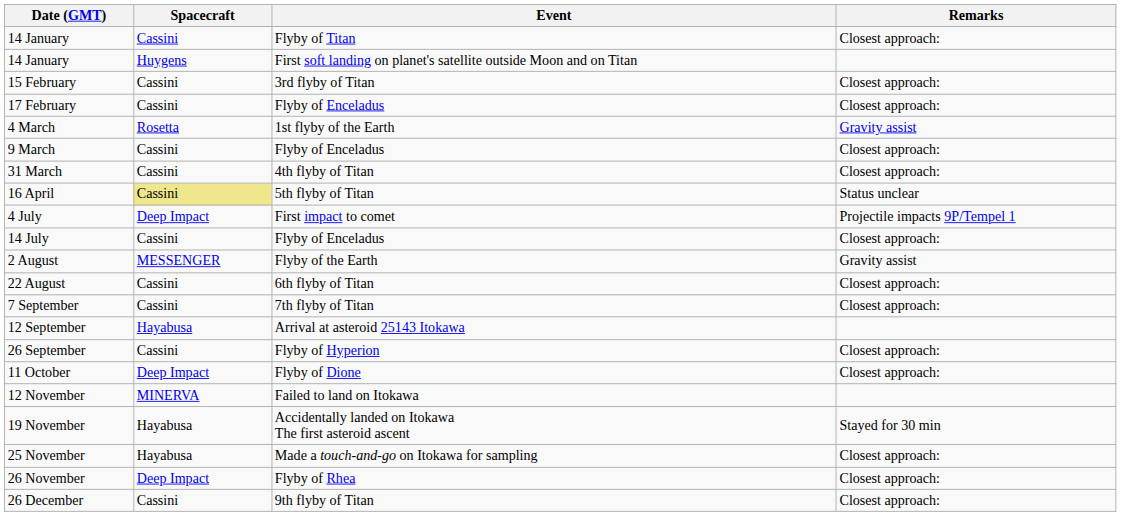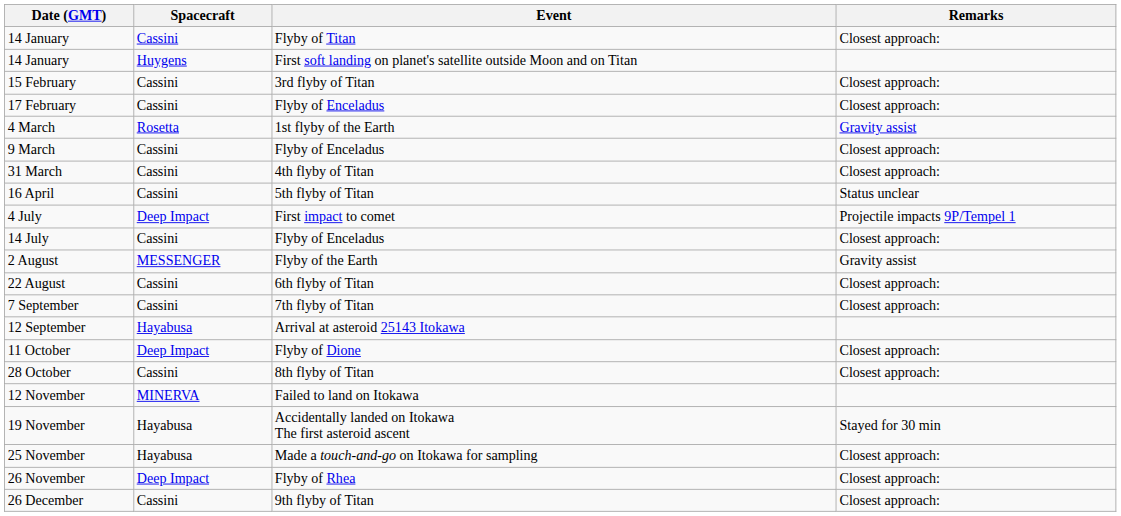(157, 194) khaki background -> (157, 194) no background
- row: (47, 350)
+ row: (39, 372)
